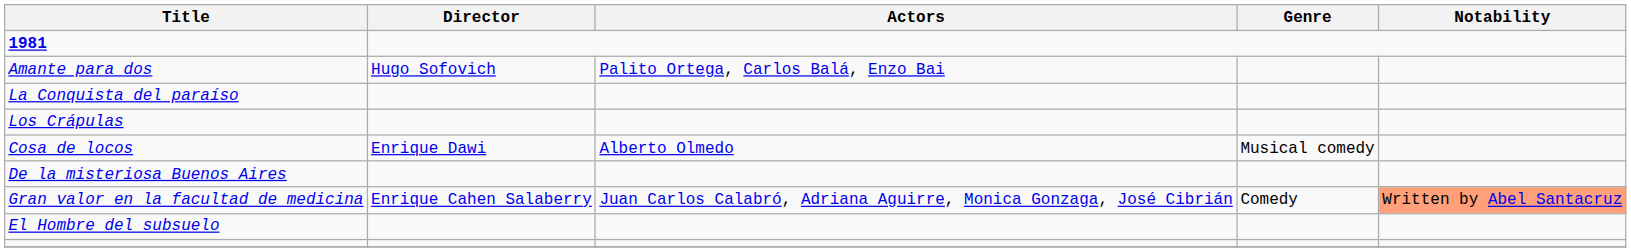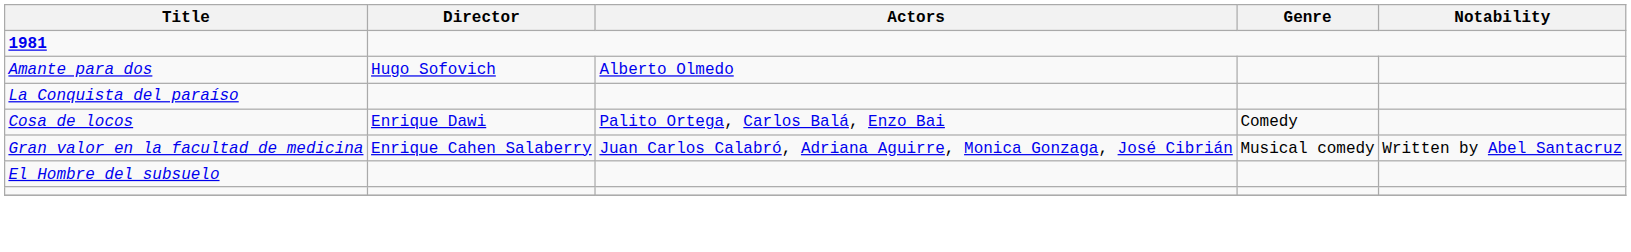(772, 70) Palito Ortega, Carlos Balá, Enzo Bai -> (667, 70) Alberto Olmedo
- row: (66, 122)
(667, 148) Alberto Olmedo -> (772, 122) Palito Ortega, Carlos Balá, Enzo Bai
(1308, 148) Musical comedy -> (1269, 122) Comedy
- row: (148, 174)
(1269, 200) Comedy -> (1308, 148) Musical comedy
(1502, 200) lightsalmon background -> (1502, 148) no background
